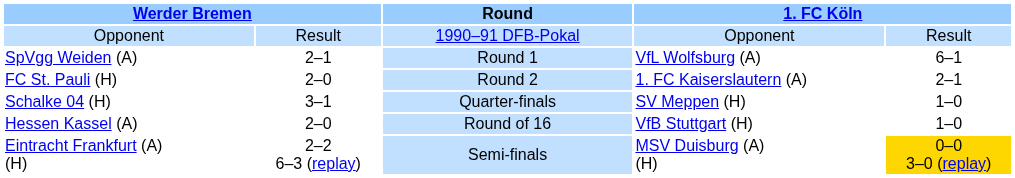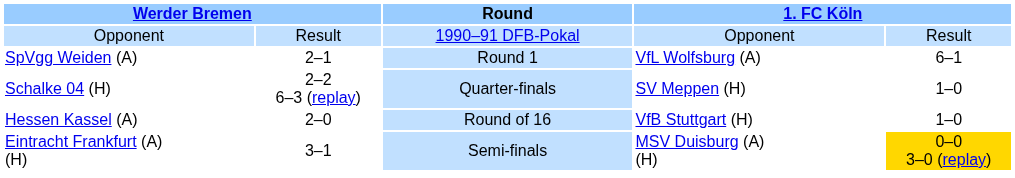- row: (61, 80)
(318, 102) 3–1 -> (318, 88) 2–2 6–3 (replay)
(318, 154) 2–2 6–3 (replay) -> (318, 150) 3–1
